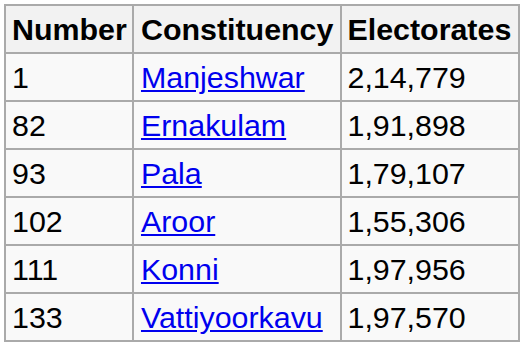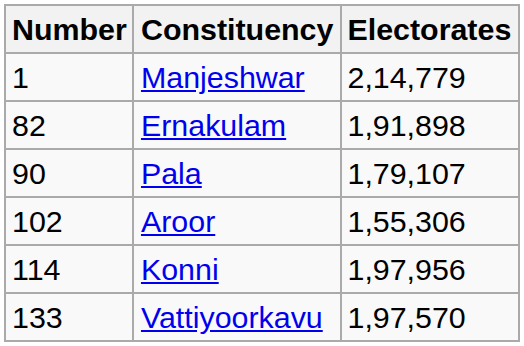(29, 174) 93 -> (29, 174) 90
(35, 270) 111 -> (36, 270) 114
